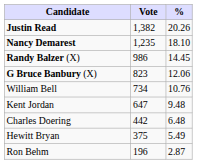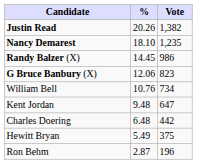columns swapped: (148, 12) <-> (179, 12)
